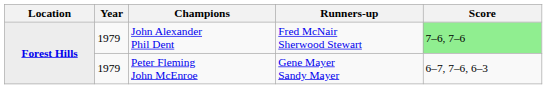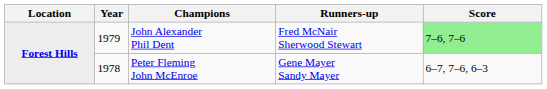(109, 68) 1979 -> (109, 68) 1978
